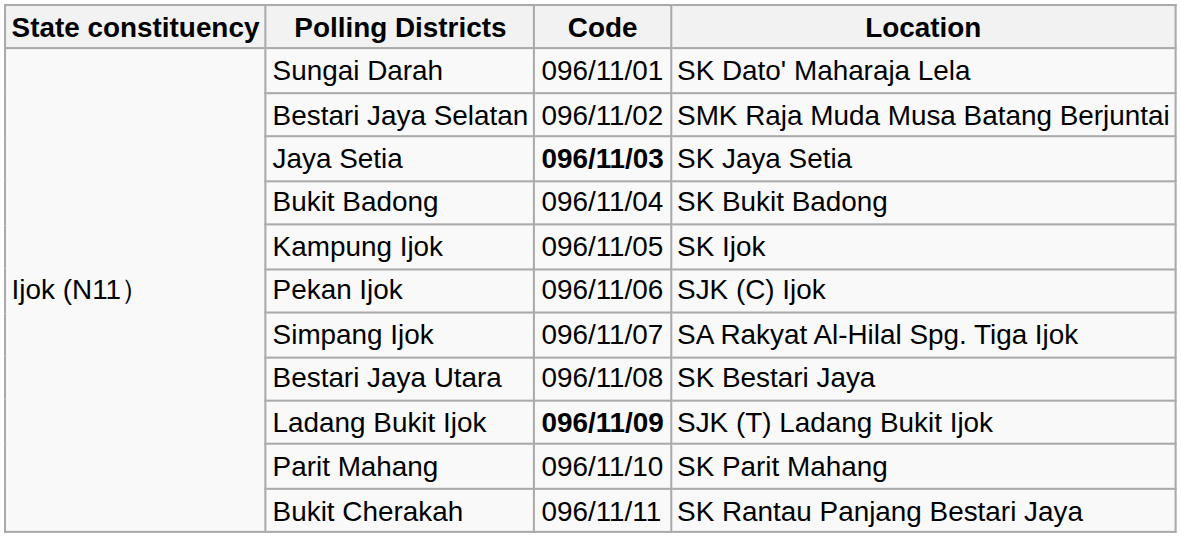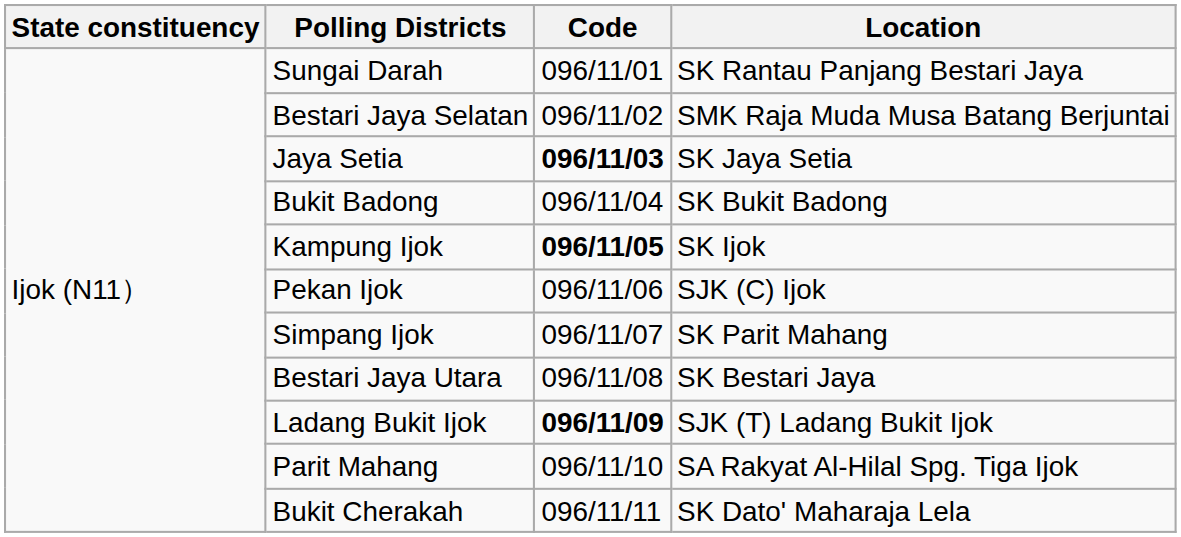(824, 71) SK Dato' Maharaja Lela -> (880, 71) SK Rantau Panjang Bestari Jaya
(602, 246) normal -> (603, 246) bold
(878, 334) SA Rakyat Al-Hilal Spg. Tiga Ijok -> (782, 334) SK Parit Mahang
(782, 466) SK Parit Mahang -> (878, 466) SA Rakyat Al-Hilal Spg. Tiga Ijok
(880, 510) SK Rantau Panjang Bestari Jaya -> (824, 510) SK Dato' Maharaja Lela
